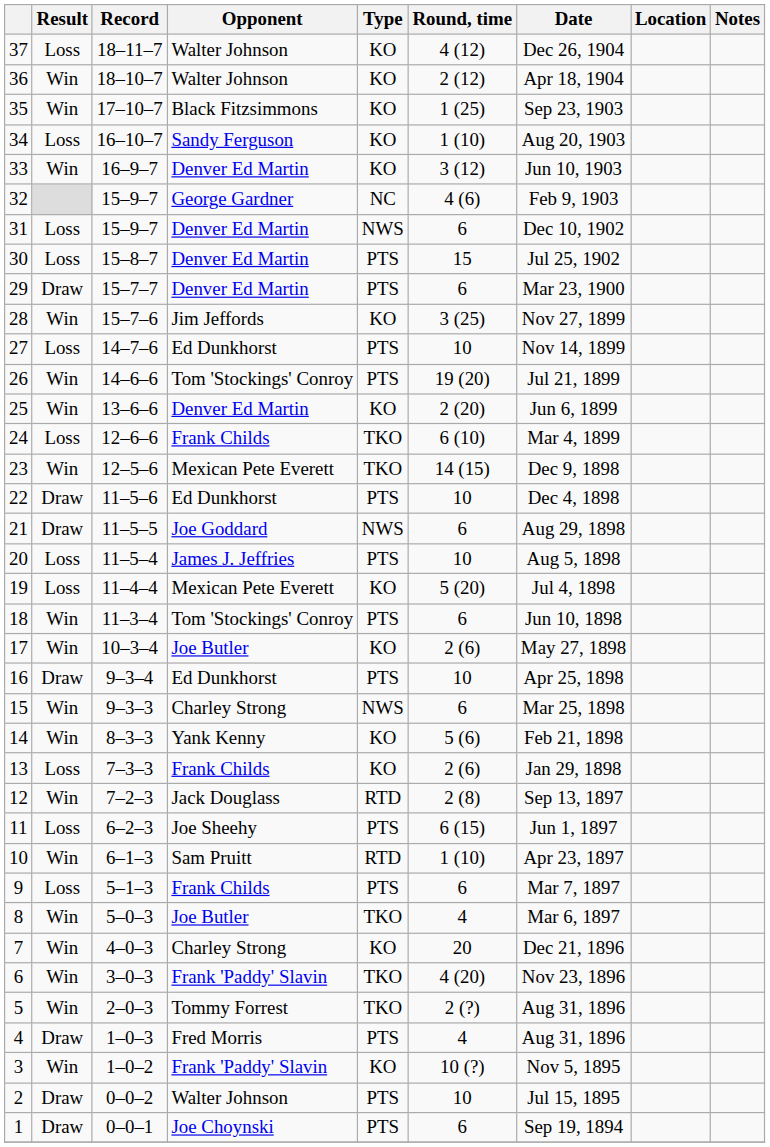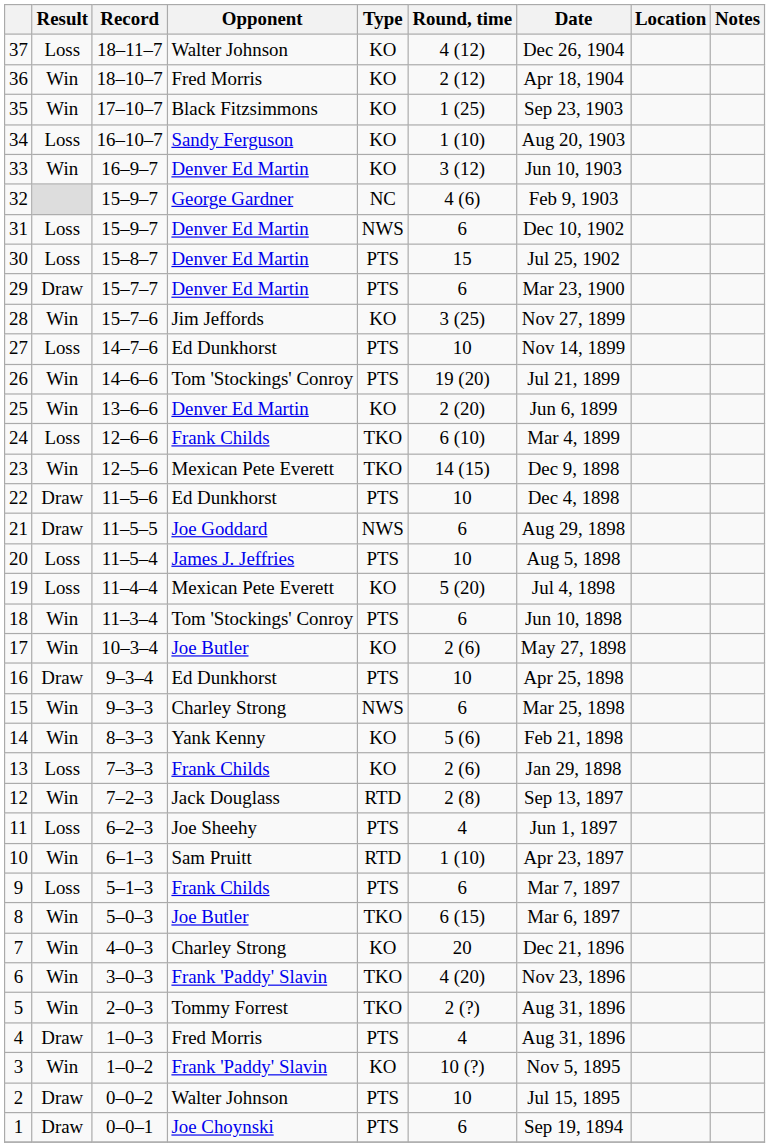(230, 79) Walter Johnson -> (217, 79) Fred Morris
(462, 827) 6 (15) -> (462, 827) 4
(462, 917) 4 -> (462, 917) 6 (15)
